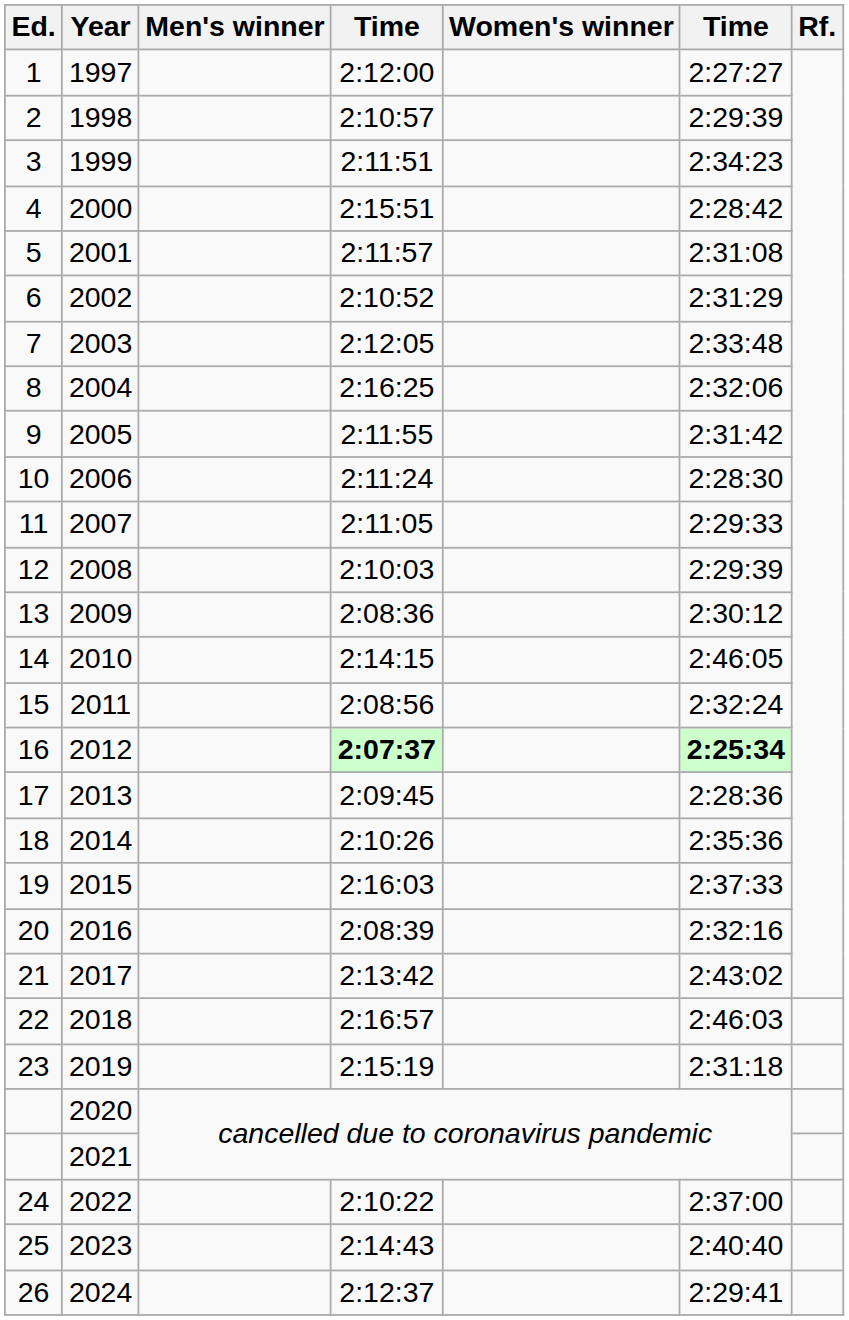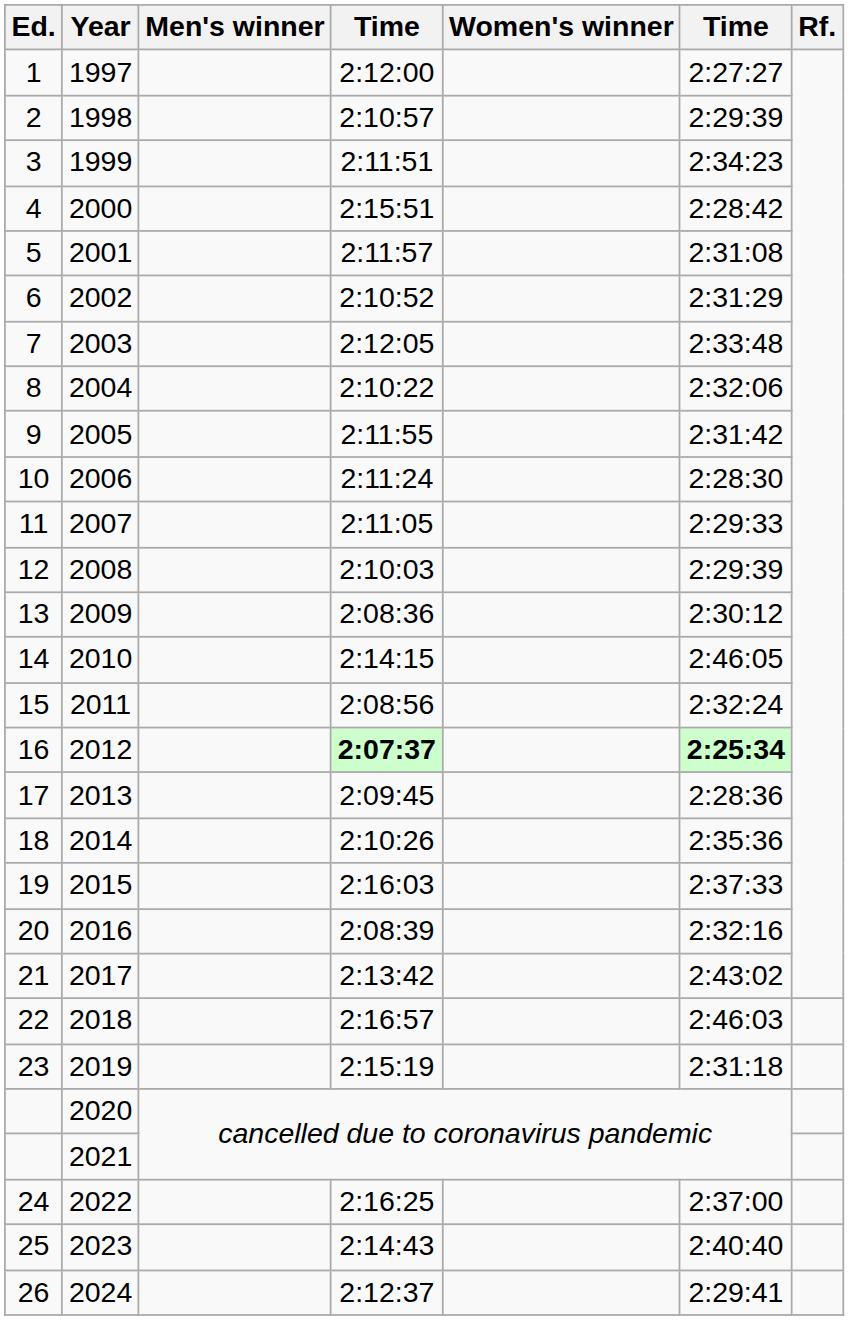(387, 388) 2:16:25 -> (387, 388) 2:10:22
(387, 1201) 2:10:22 -> (387, 1201) 2:16:25
